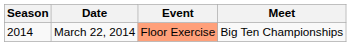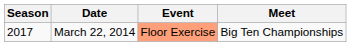(20, 32) 2014 -> (20, 32) 2017
